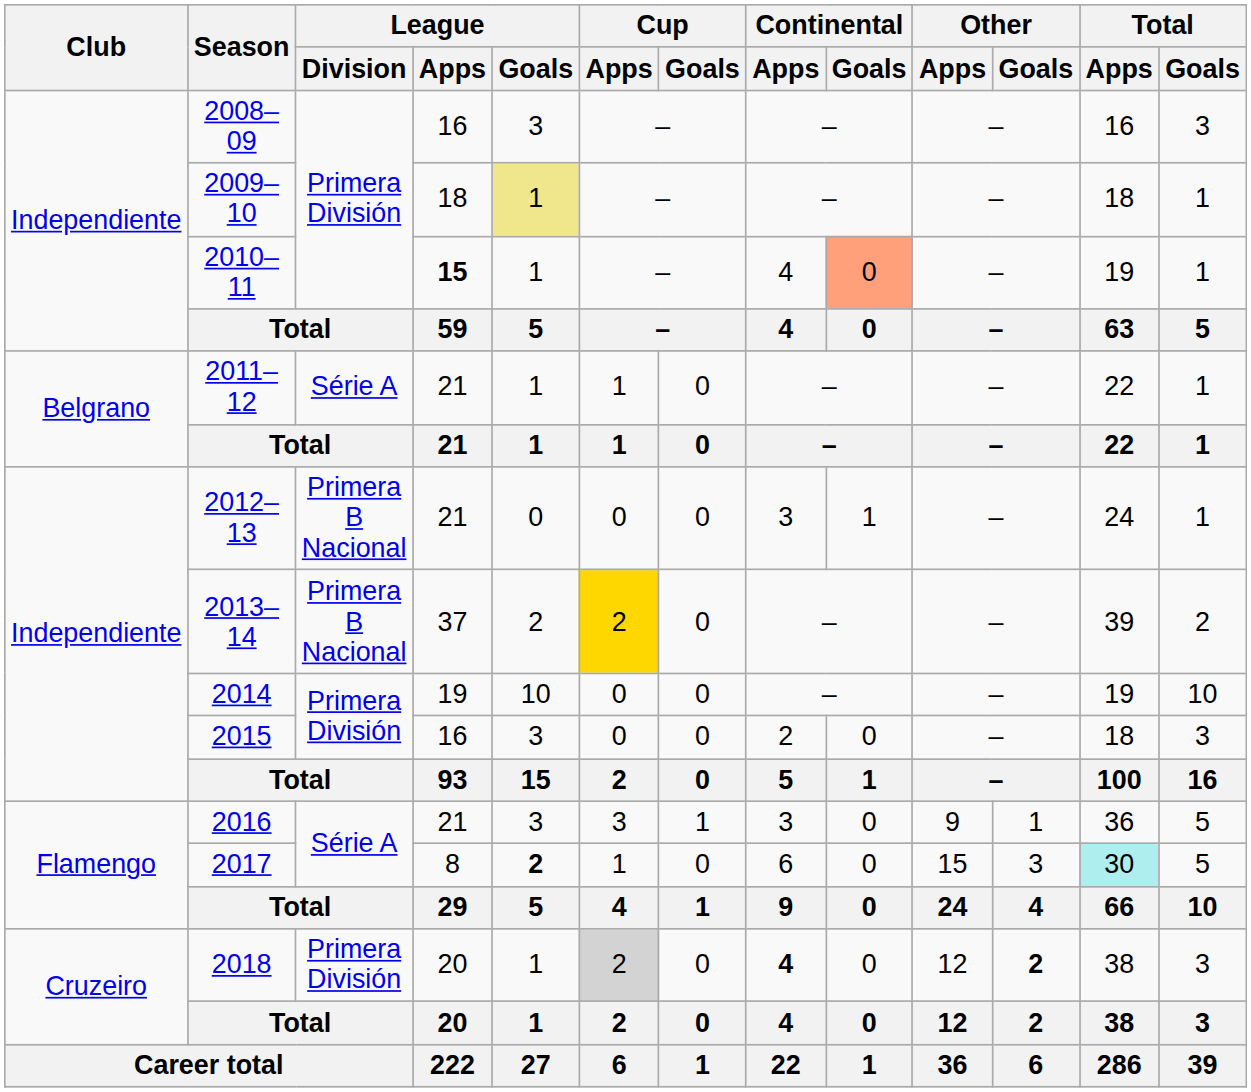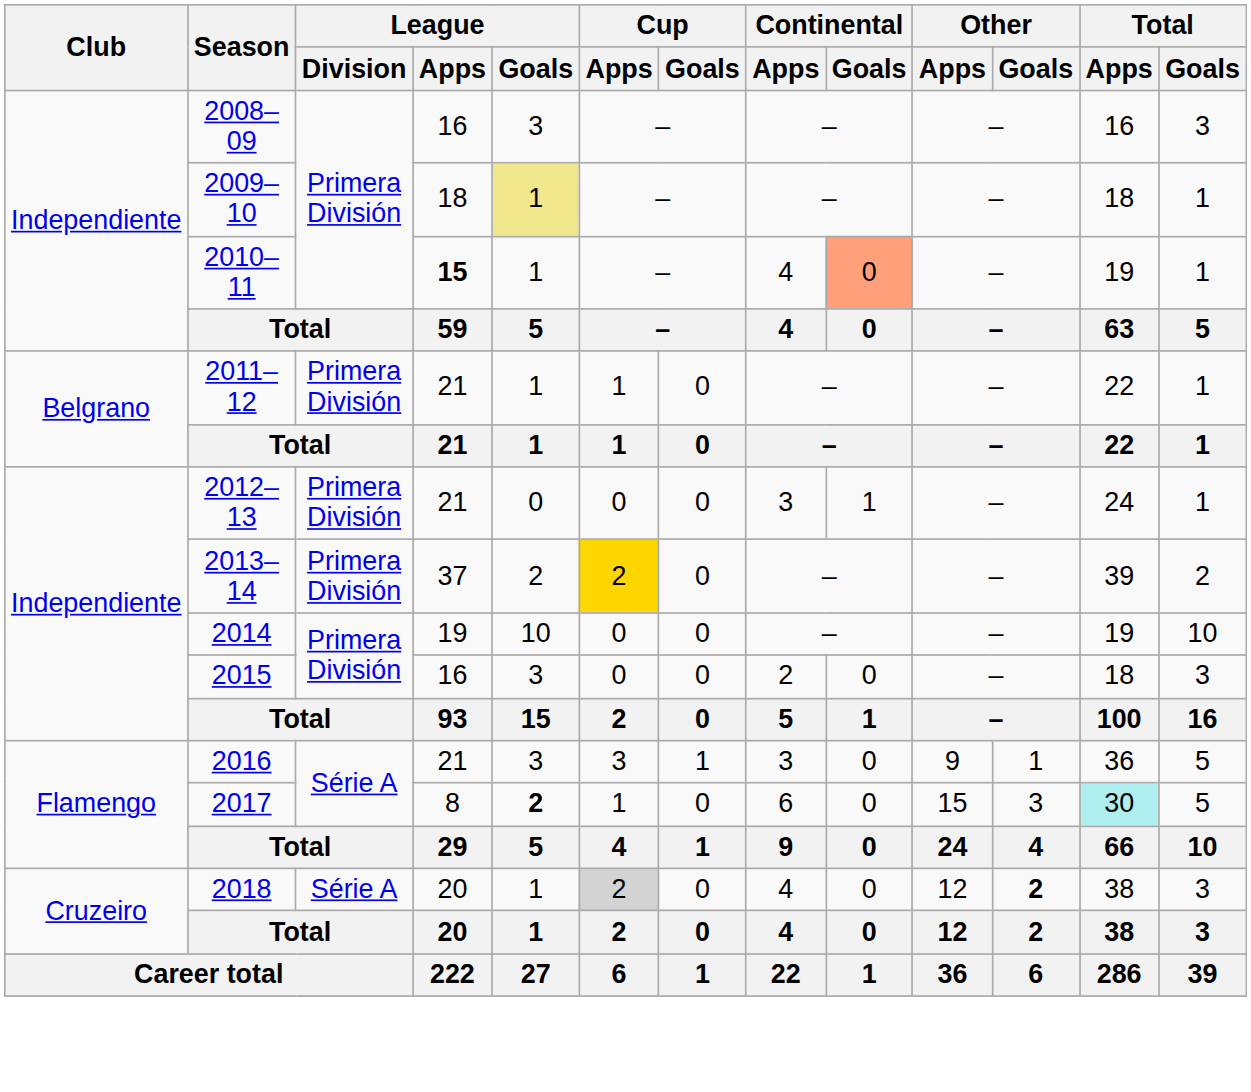(354, 387) Série A -> (354, 387) Primera División
(354, 518) Primera B Nacional -> (354, 502) Primera División
(354, 621) Primera B Nacional -> (354, 575) Primera División
(354, 964) Primera División -> (354, 889) Série A
(786, 964) bold -> (786, 889) normal
